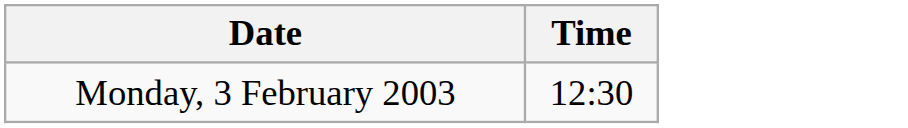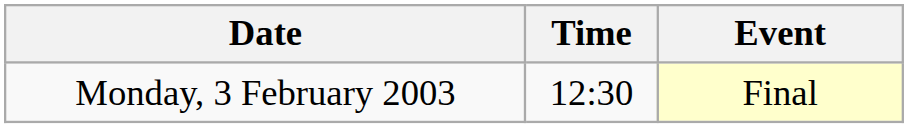+ column: (780, 33)
